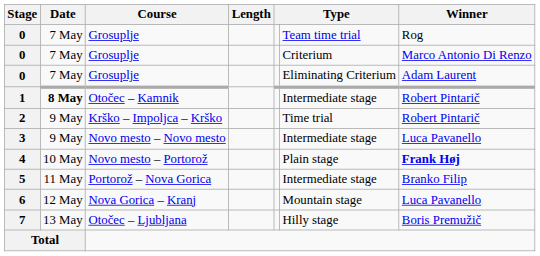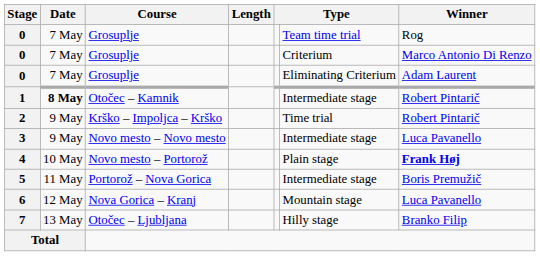(434, 179) Branko Filip -> (442, 179) Boris Premužič
(442, 220) Boris Premužič -> (434, 220) Branko Filip
